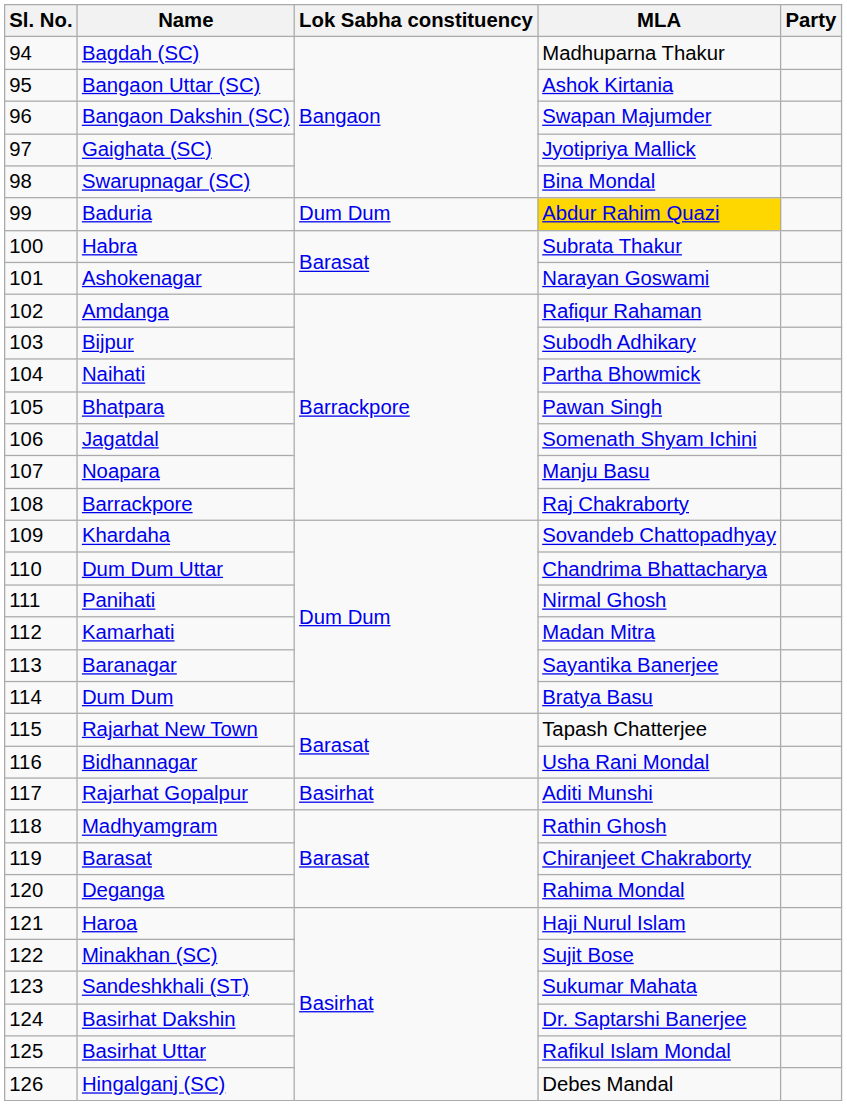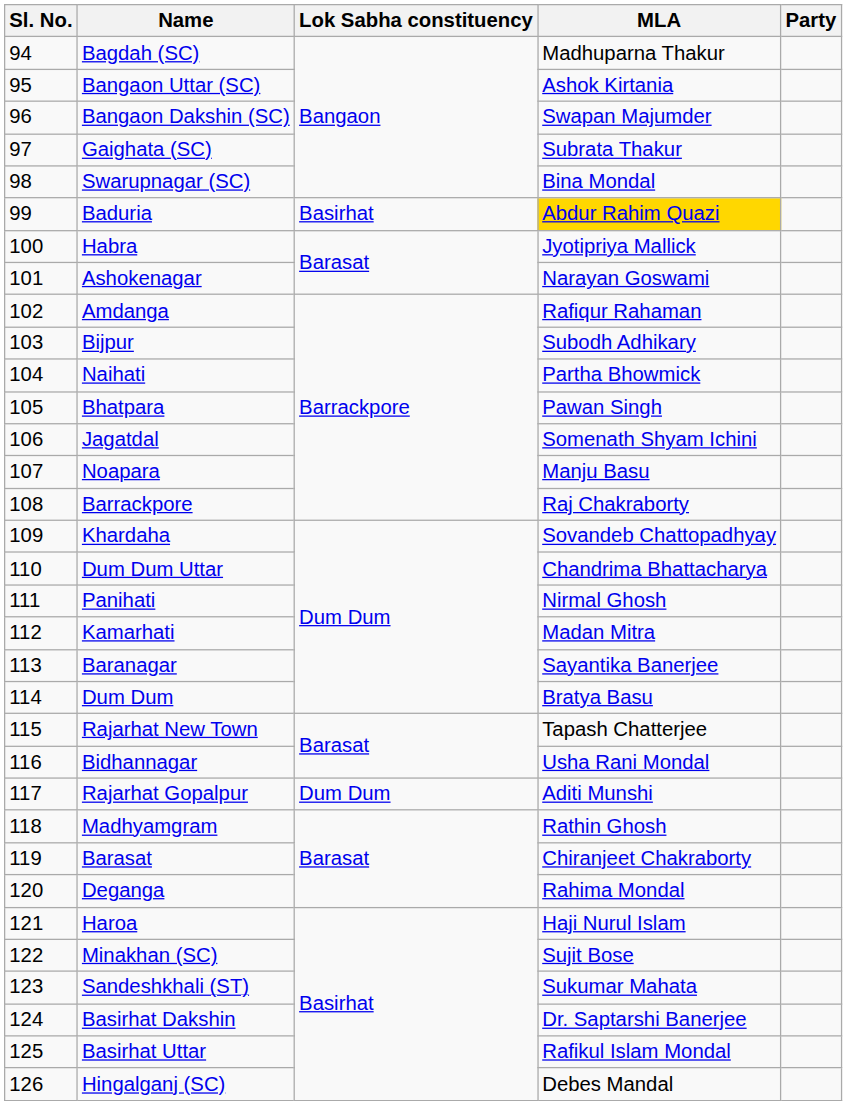(619, 149) Jyotipriya Mallick -> (612, 149) Subrata Thakur
(345, 213) Dum Dum -> (336, 213) Basirhat
(612, 246) Subrata Thakur -> (619, 246) Jyotipriya Mallick
(336, 794) Basirhat -> (345, 794) Dum Dum
